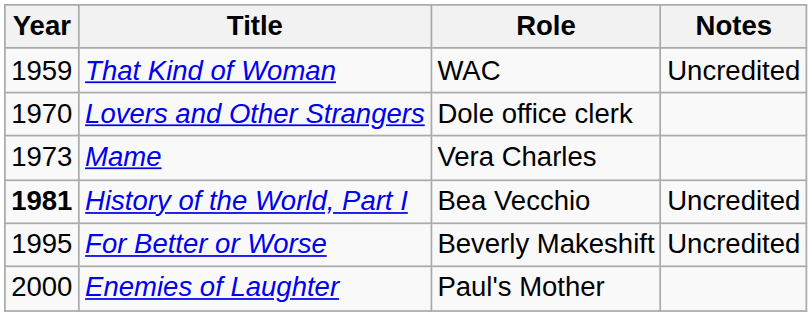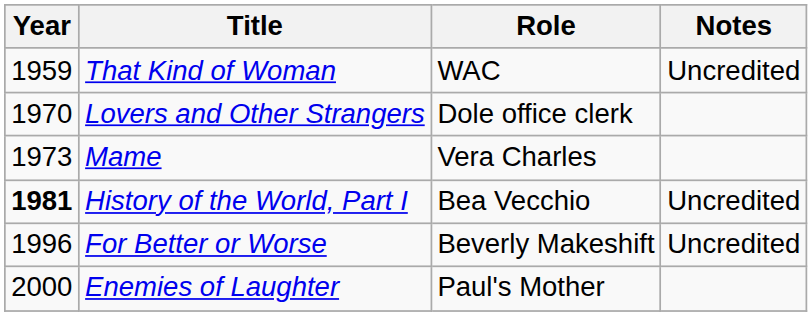(42, 244) 1995 -> (42, 244) 1996
